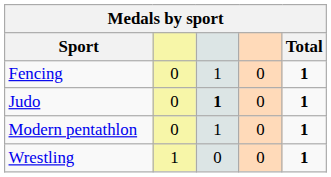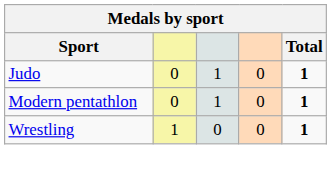- row: (36, 74)
(217, 102) bold -> (217, 74) normal
